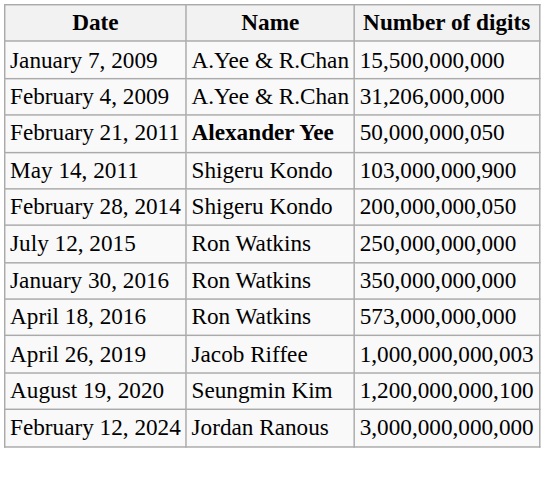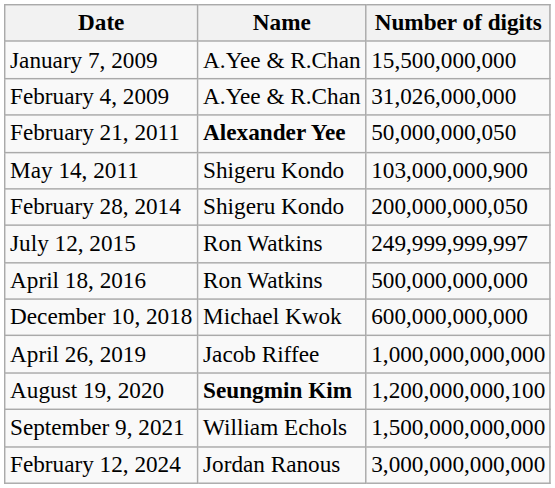(432, 96) 31,206,000,000 -> (444, 96) 31,026,000,000
(438, 243) 250,000,000,000 -> (450, 243) 249,999,999,997
- row: (90, 280)
(438, 317) 573,000,000,000 -> (450, 280) 500,000,000,000
+ row: (101, 317)
(447, 354) 1,000,000,000,003 -> (458, 354) 1,000,000,000,000
(262, 390) normal -> (278, 390) bold
+ row: (97, 427)
